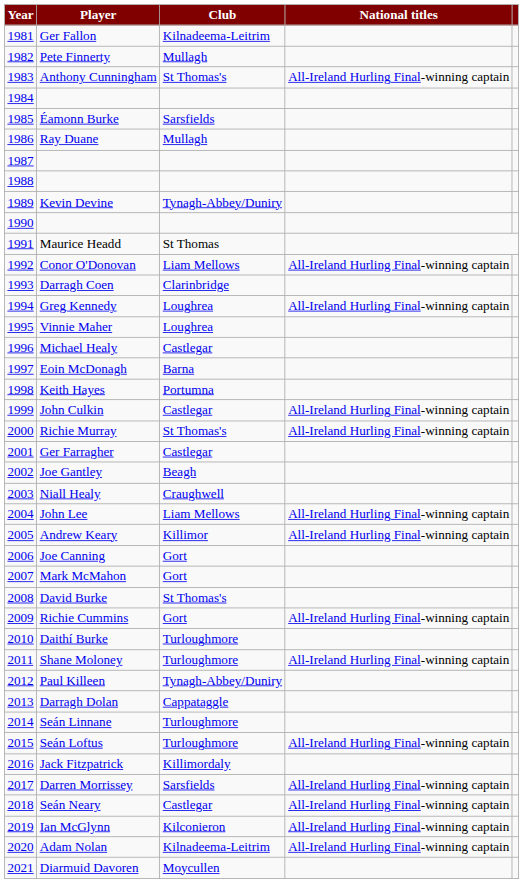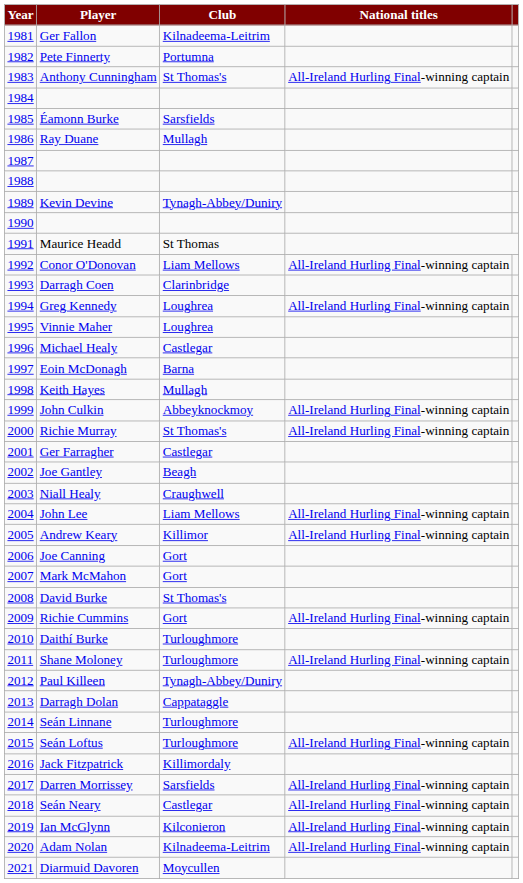(185, 56) Mullagh -> (188, 56) Portumna
(188, 389) Portumna -> (185, 389) Mullagh
(188, 410) Castlegar -> (208, 410) Abbeyknockmoy
